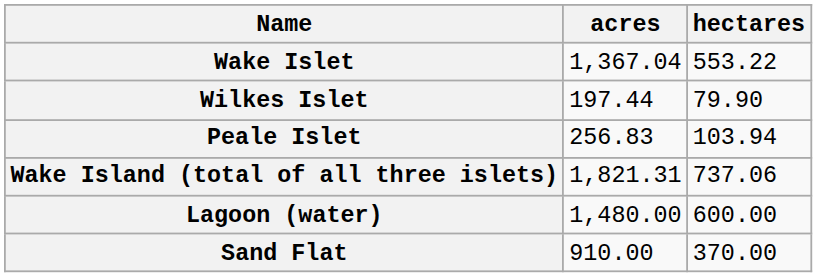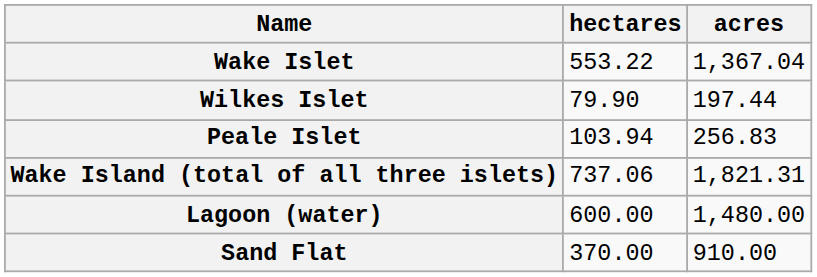columns swapped: (625, 24) <-> (749, 24)
